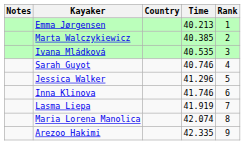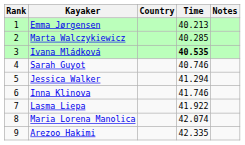columns swapped: (228, 11) <-> (19, 11)
(199, 38) 40.385 -> (194, 38) 40.285
(199, 52) normal -> (194, 52) bold
(199, 79) 41.296 -> (194, 79) 41.294
(199, 106) 41.919 -> (194, 106) 41.922
